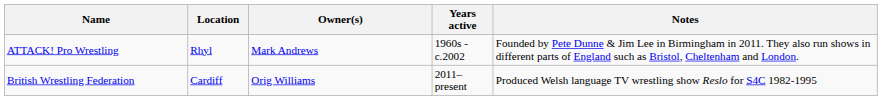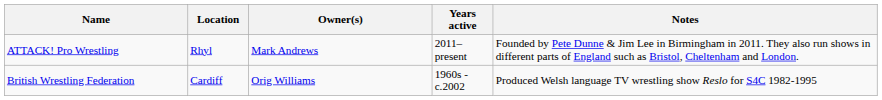(451, 50) 1960s - c.2002 -> (451, 50) 2011–present
(451, 80) 2011–present -> (451, 80) 1960s - c.2002
